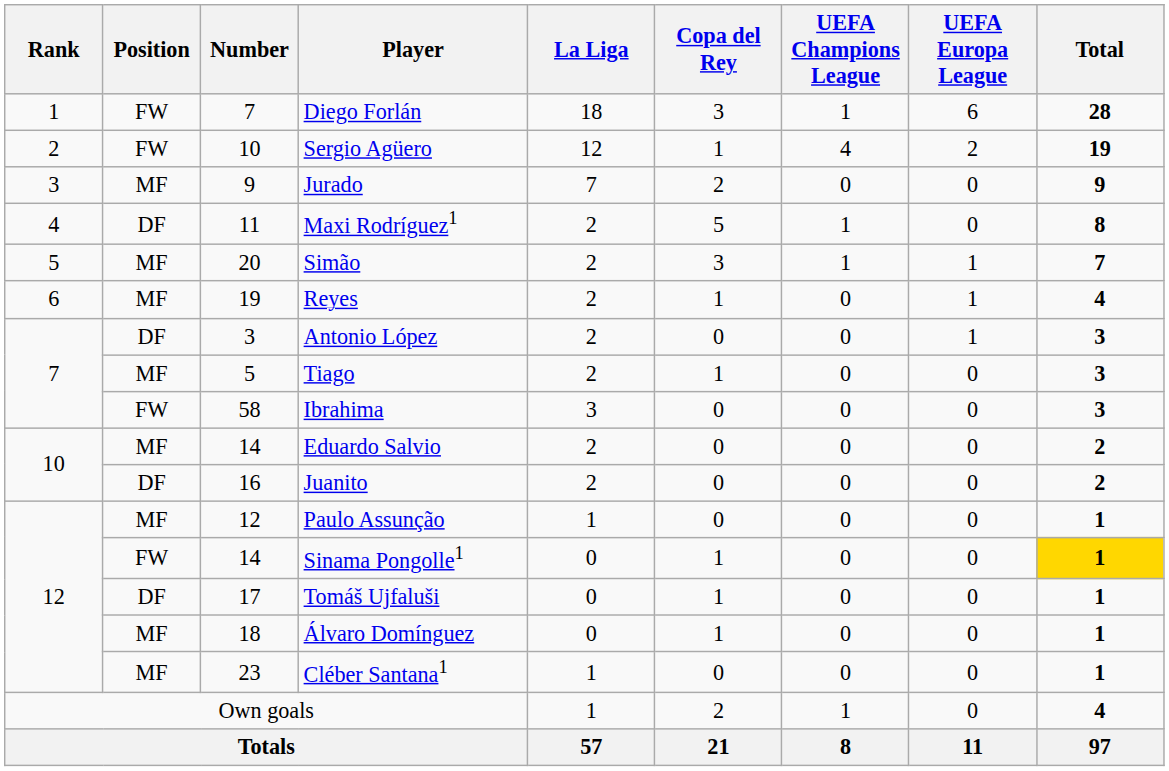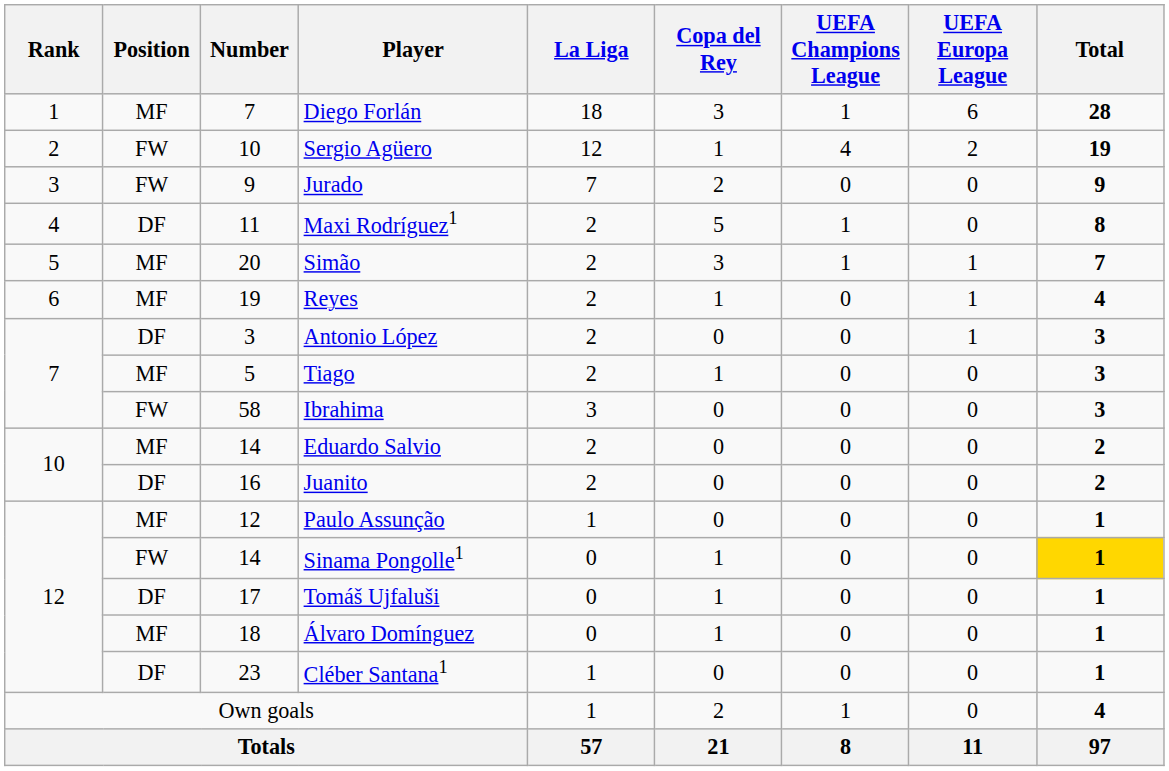(152, 112) FW -> (152, 112) MF
(152, 185) MF -> (152, 185) FW
(152, 672) MF -> (152, 672) DF
